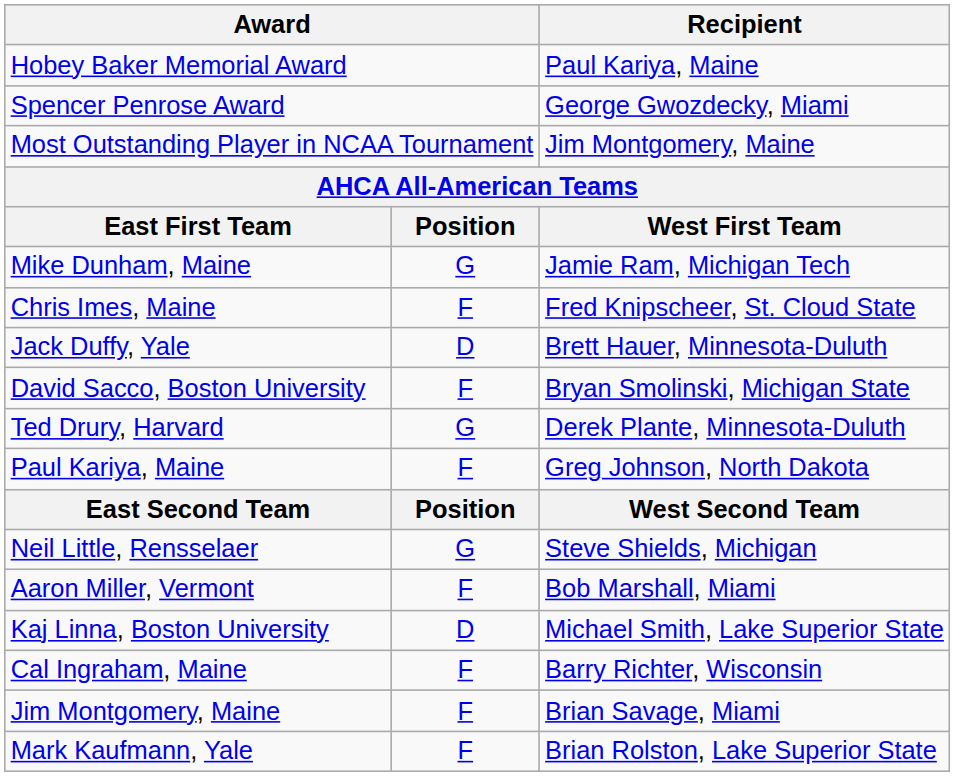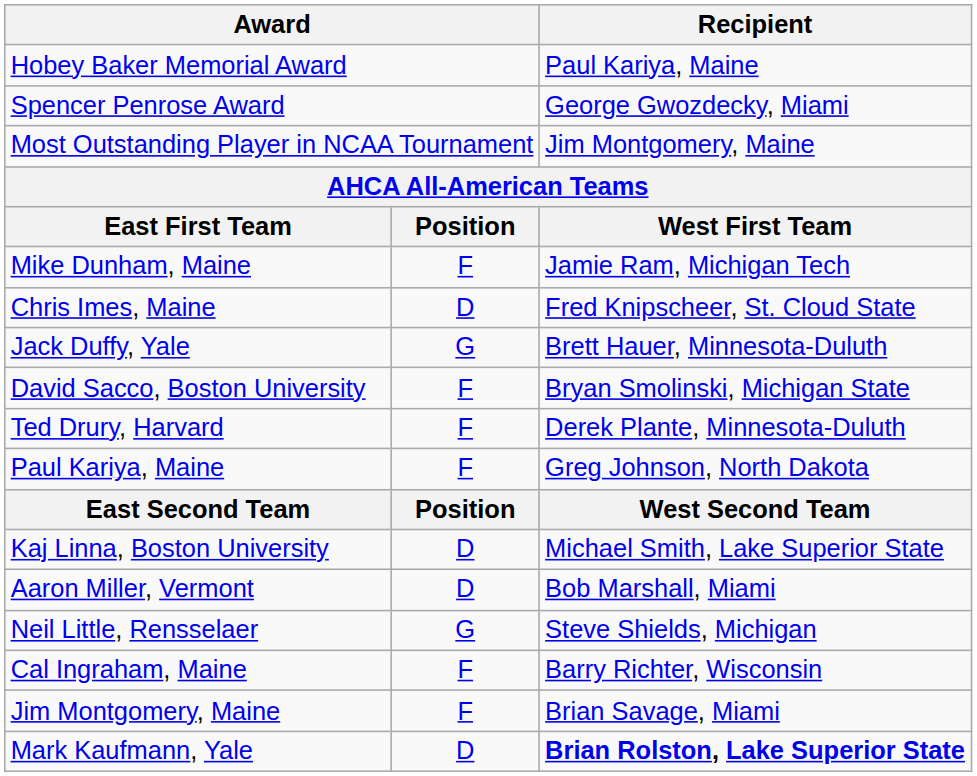(465, 266) G -> (465, 266) F
(465, 307) F -> (465, 307) D
(465, 347) D -> (465, 347) G
(465, 428) G -> (465, 428) F
rows swapped: (134, 549) <-> (170, 629)
(465, 589) F -> (465, 589) D
(465, 750) F -> (465, 750) D
(741, 750) normal -> (755, 750) bold
